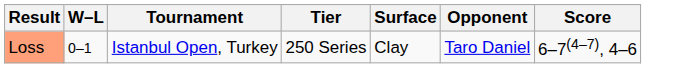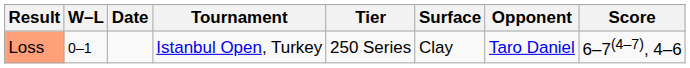+ column: (130, 17)
